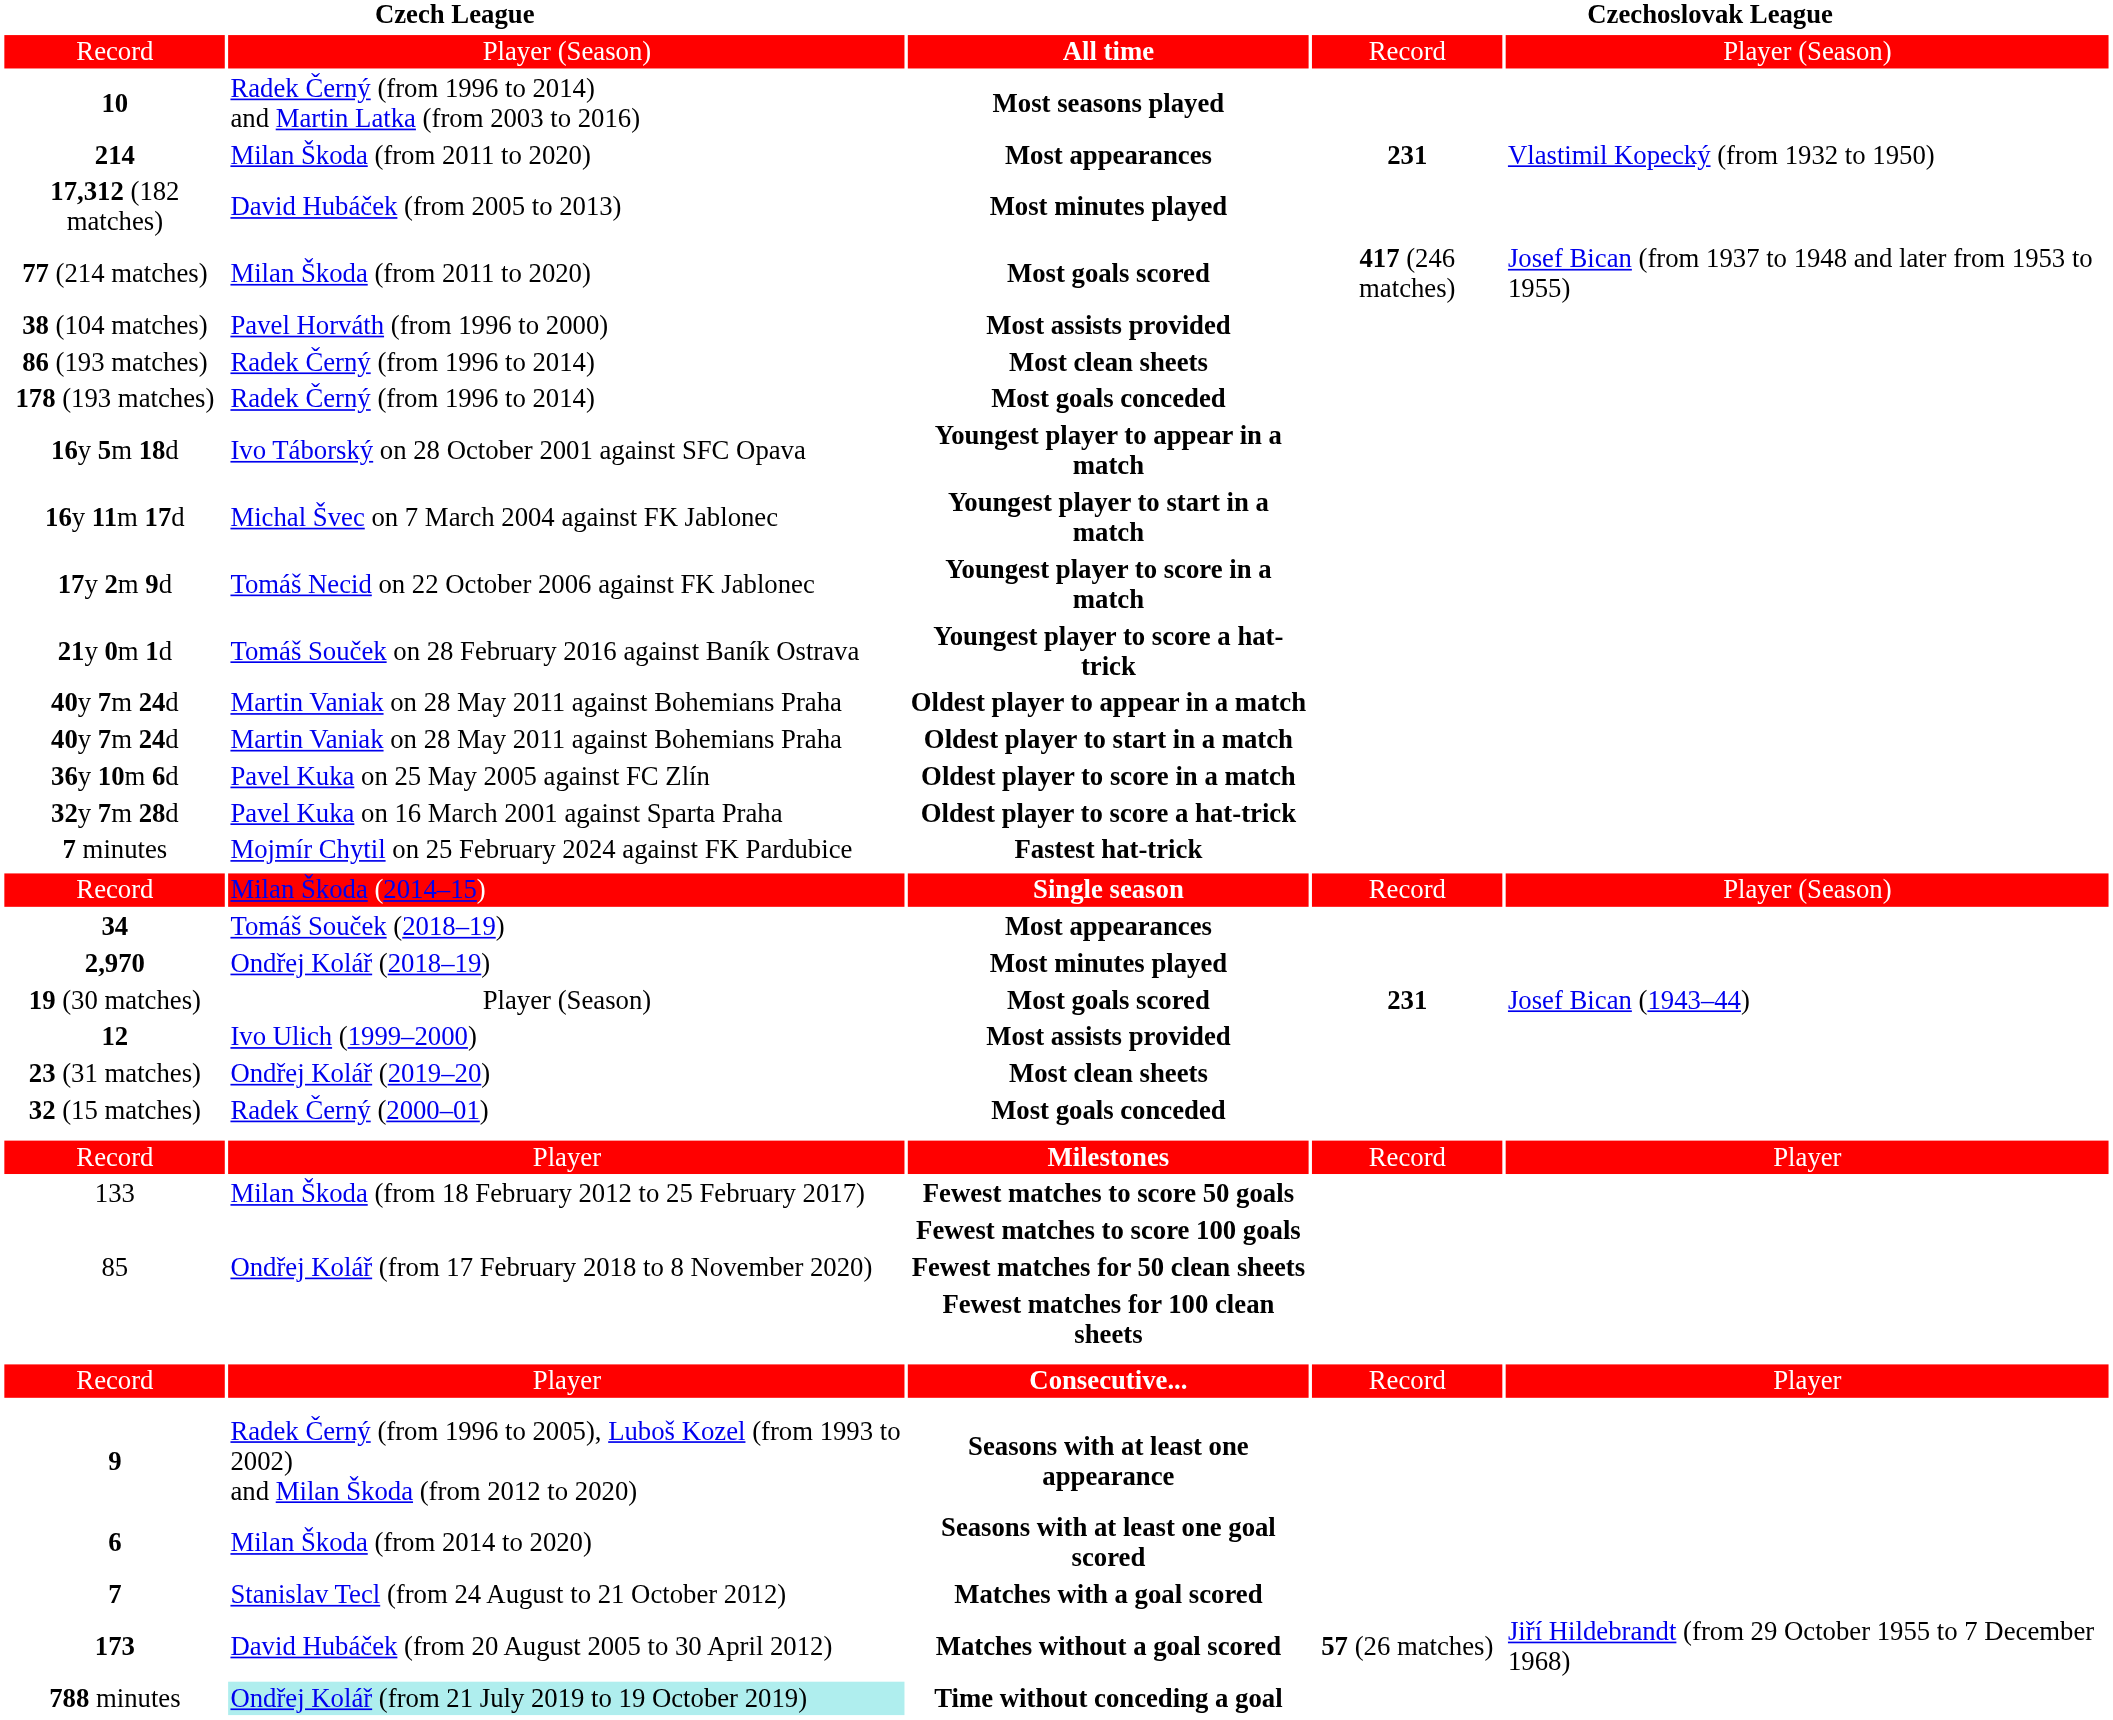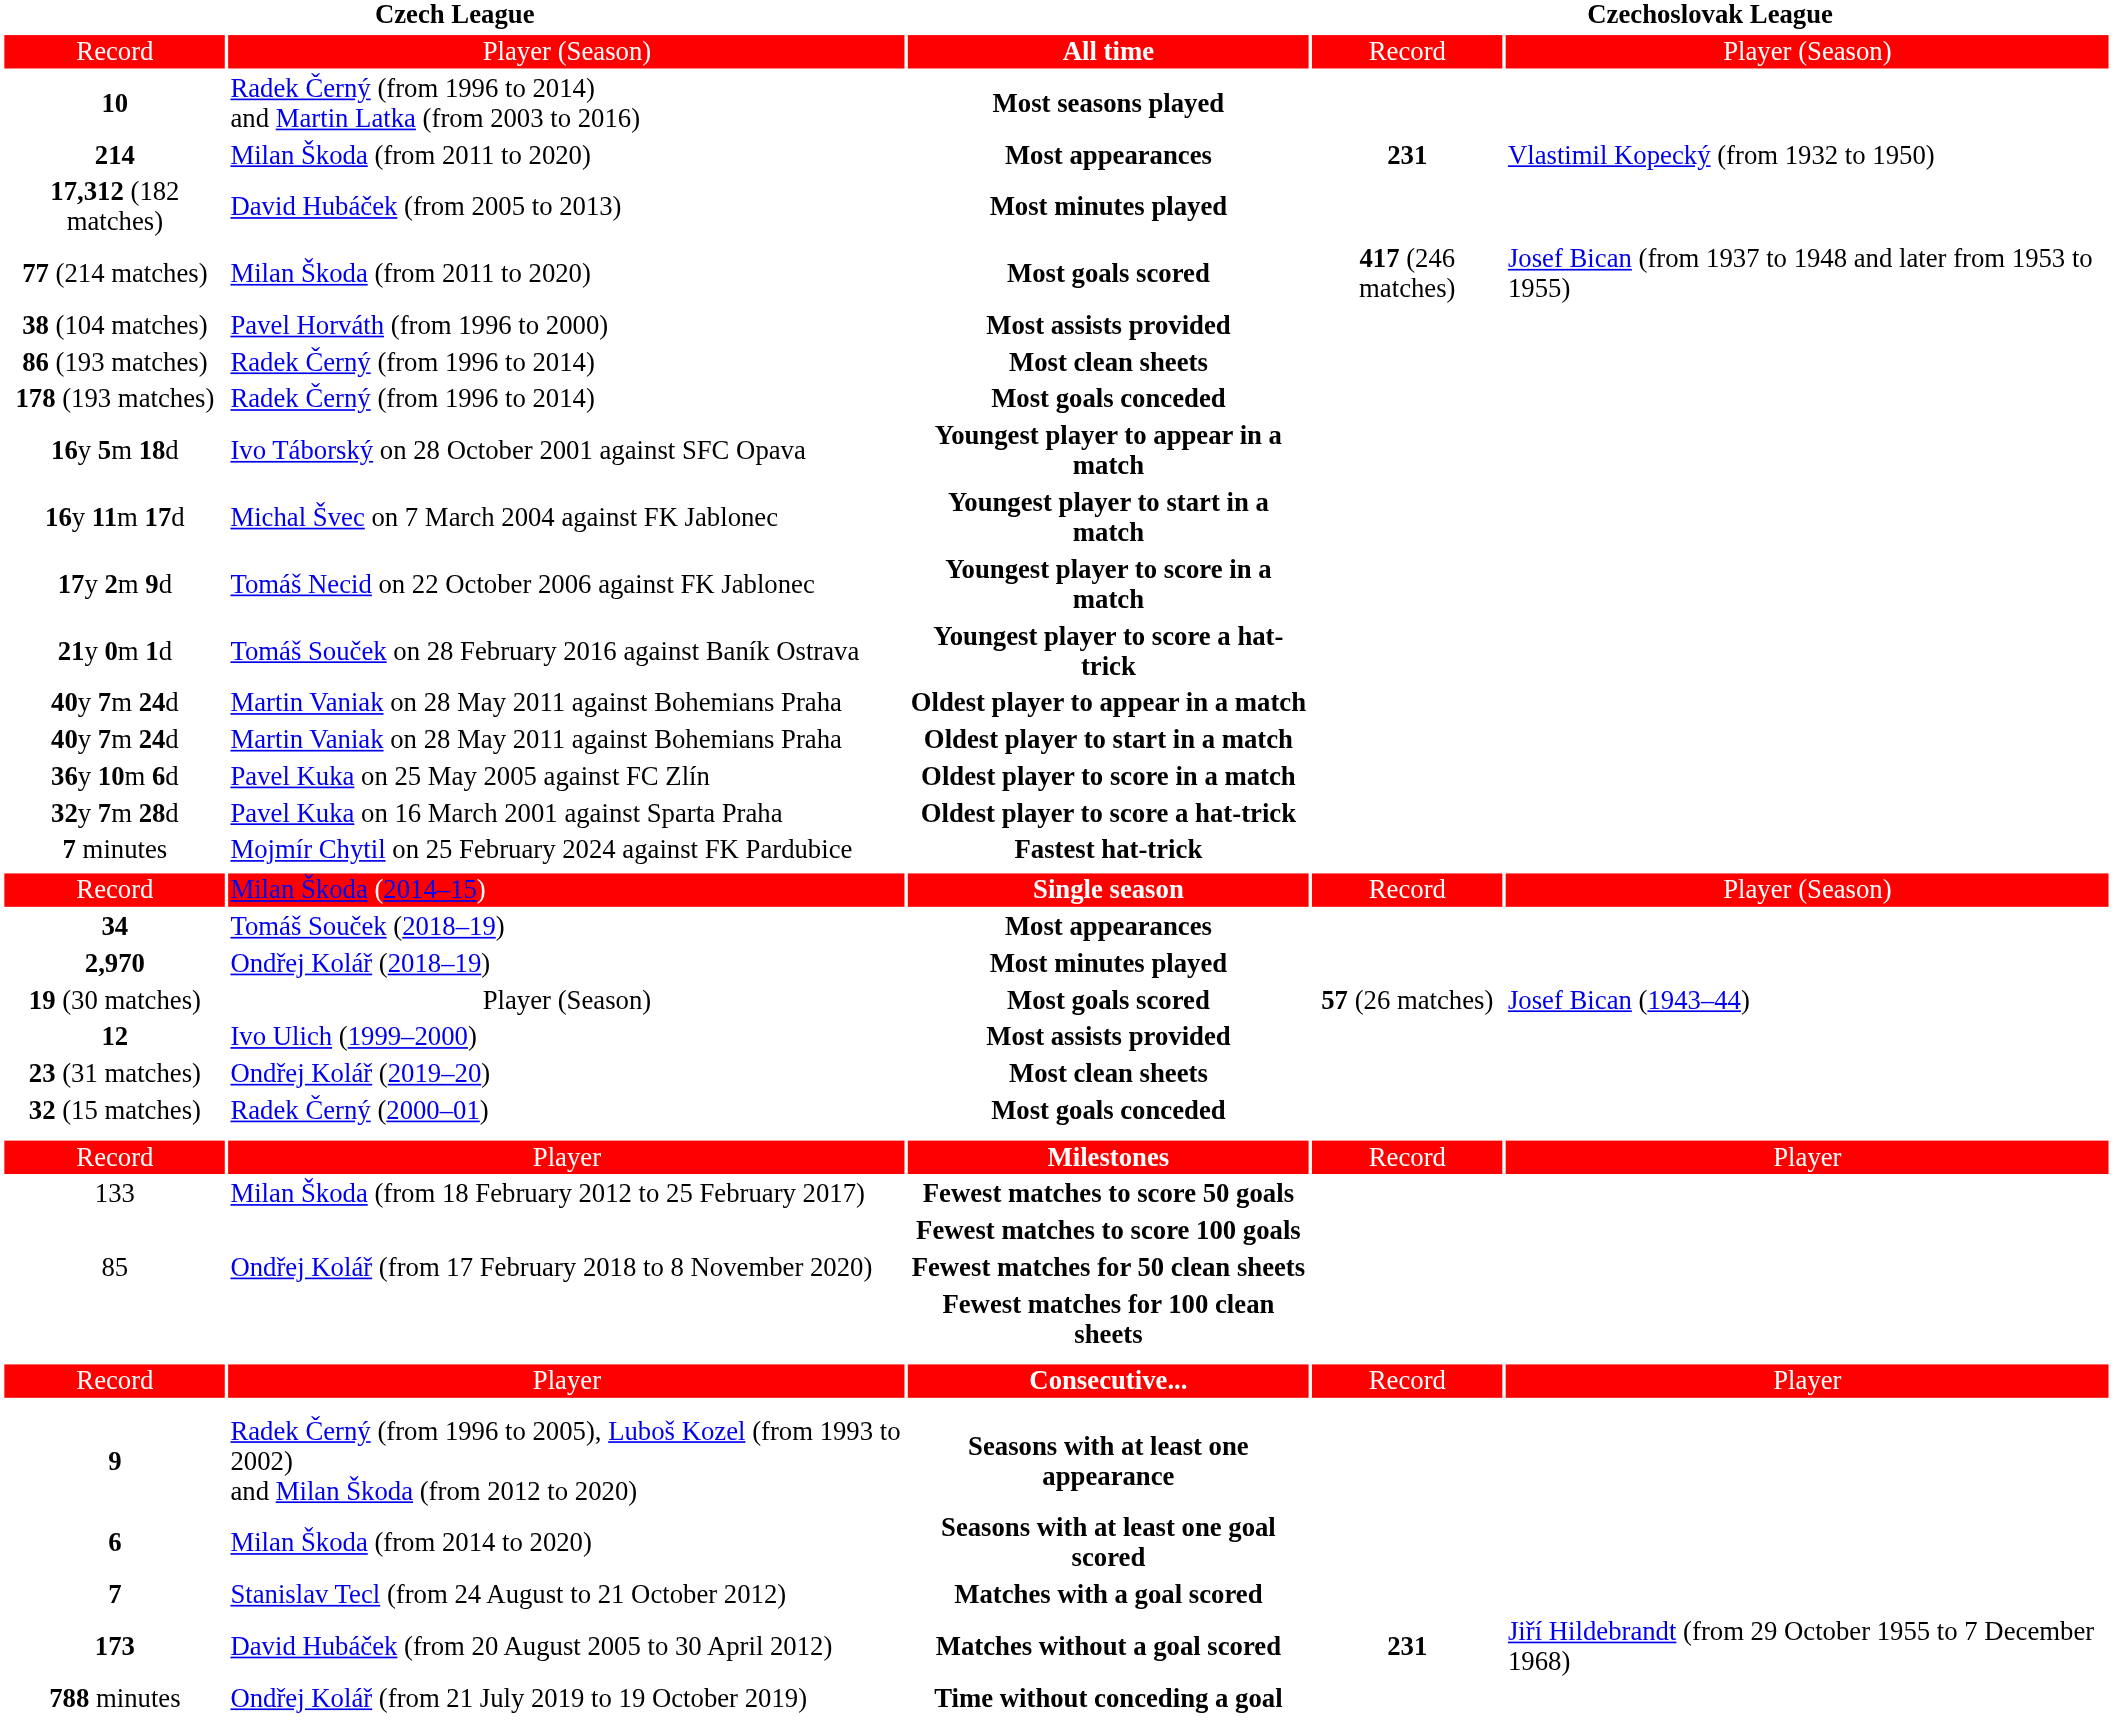(1407, 1000) 231 -> (1407, 1000) 57 (26 matches)
(1407, 1646) 57 (26 matches) -> (1407, 1646) 231
(519, 1698) paleturquoise background -> (519, 1698) no background
